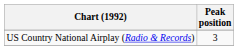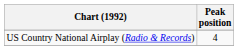(215, 38) 3 -> (215, 38) 4
